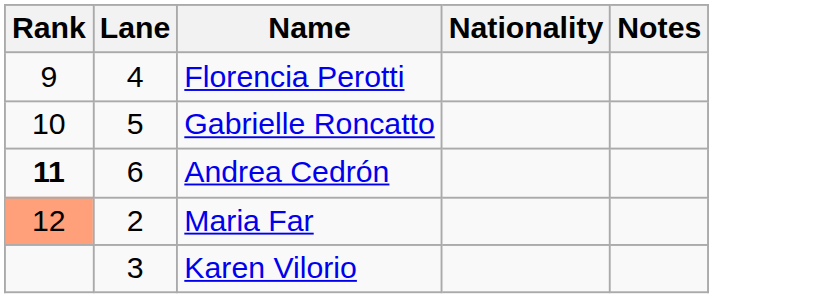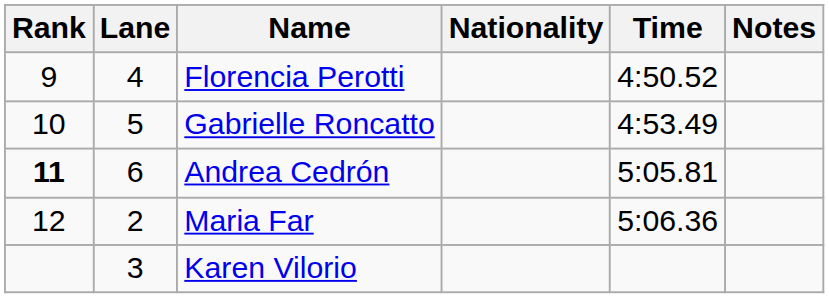+ column: (668, 28)
(49, 220) lightsalmon background -> (49, 220) no background
